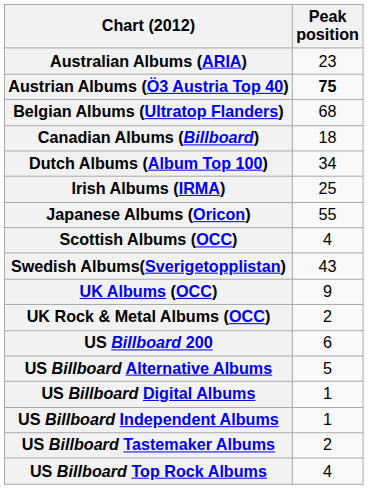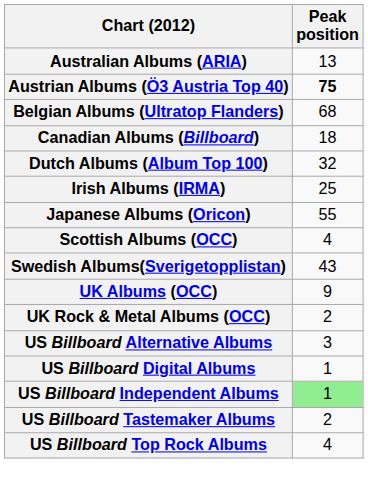(328, 61) 23 -> (328, 61) 13
(328, 163) 34 -> (328, 163) 32
- row: (148, 343)
(328, 368) 5 -> (328, 343) 3
(328, 419) no background -> (328, 394) lightgreen background
